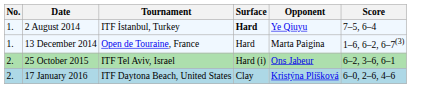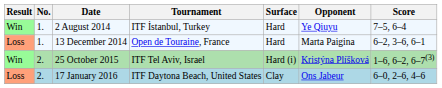+ column: (19, 11)
(246, 27) bold -> (275, 27) normal
(374, 43) 1–6, 6–2, 6–7(3) -> (399, 42) 6–2, 3–6, 6–1
(292, 60) Ons Jabeur -> (335, 59) Kristýna Plíšková
(369, 60) 6–2, 3–6, 6–1 -> (404, 59) 1–6, 6–2, 6–7(3)
(305, 75) Kristýna Plíšková -> (322, 75) Ons Jabeur
